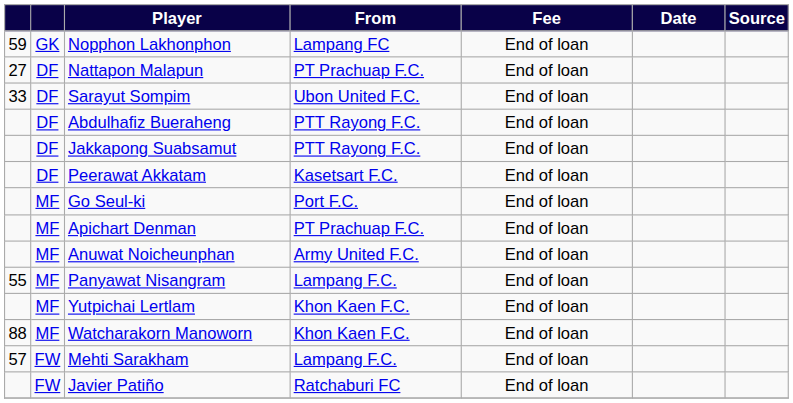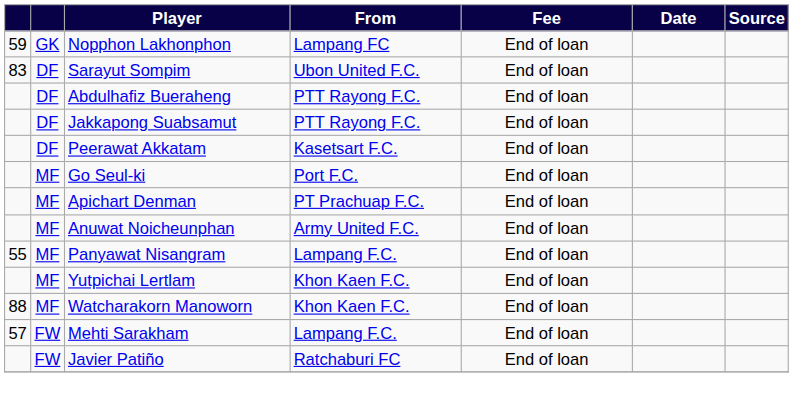- row: (136, 70)
(18, 97) 33 -> (18, 70) 83
